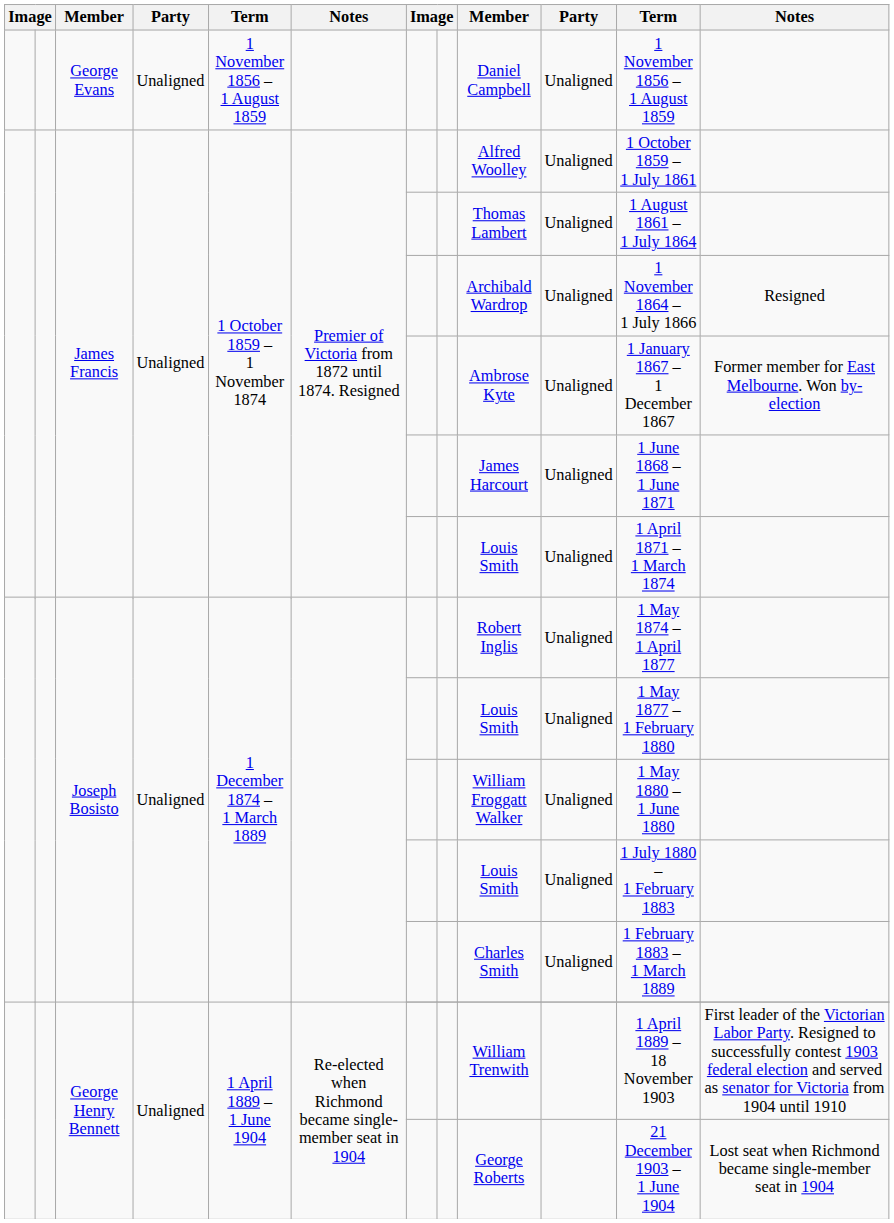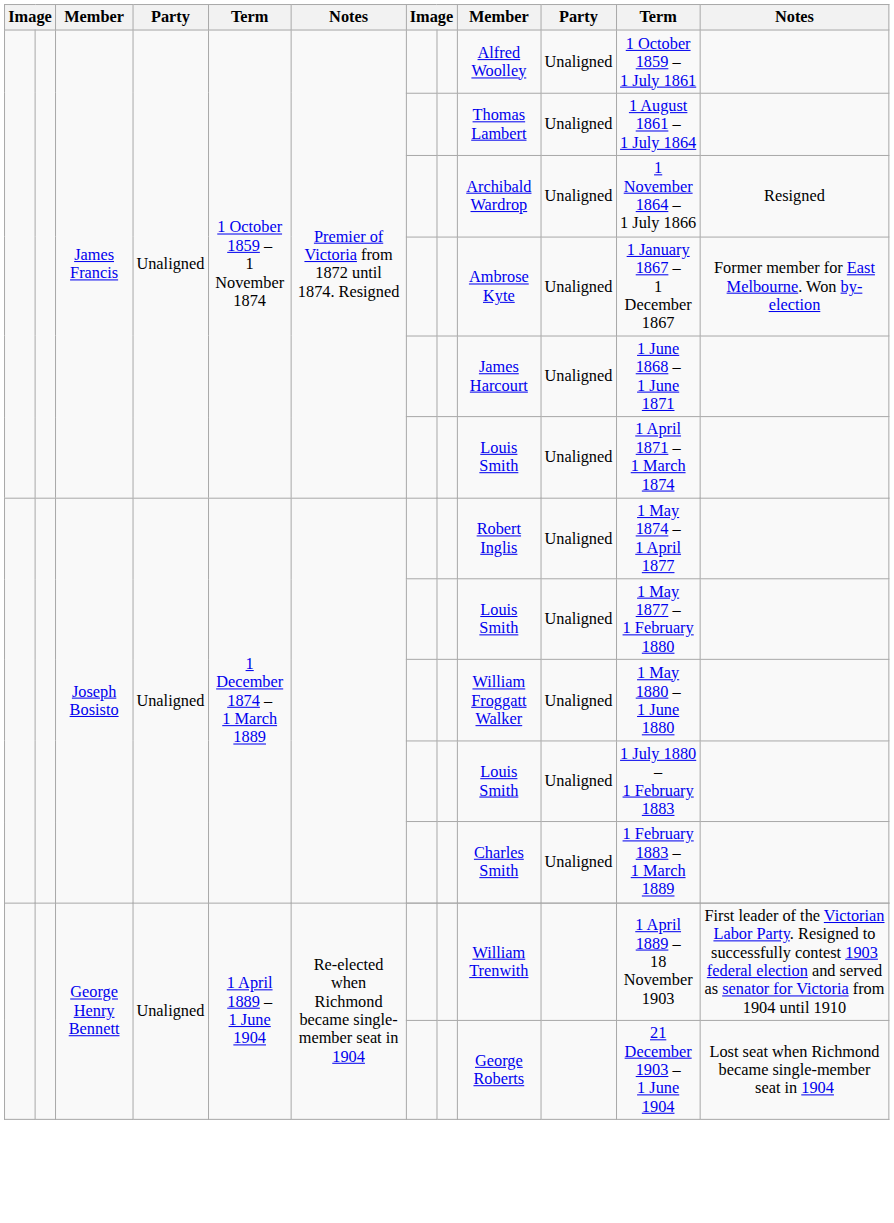- row: (20, 80)
